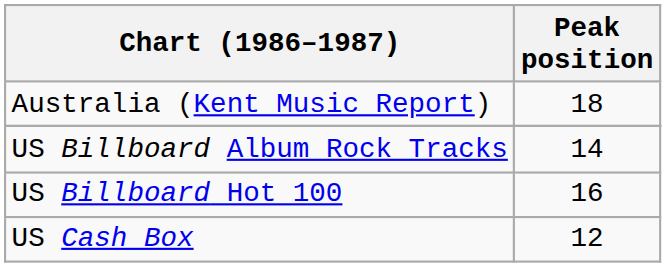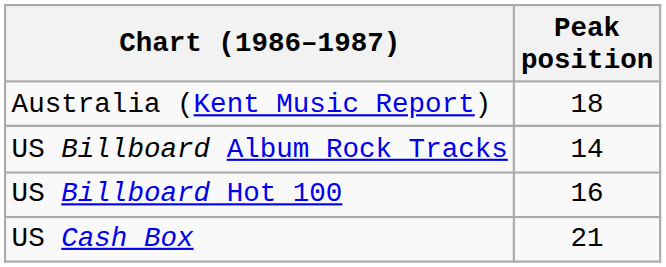(587, 239) 12 -> (587, 239) 21
